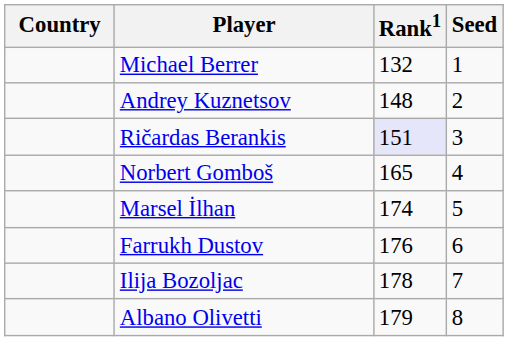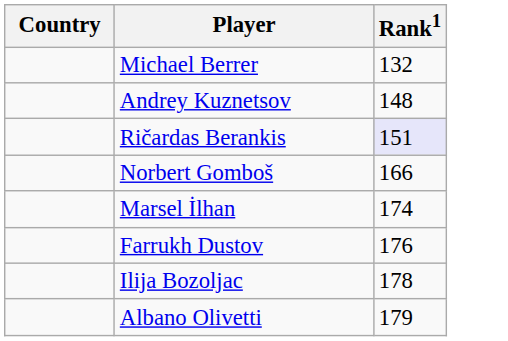- column: (475, 25)
(396, 172) 165 -> (396, 172) 166
